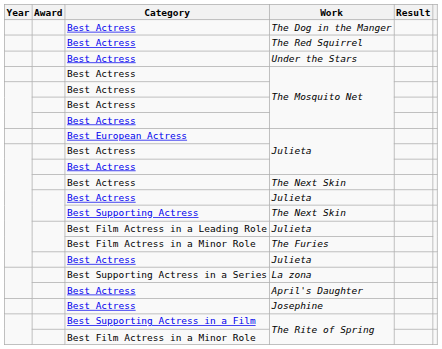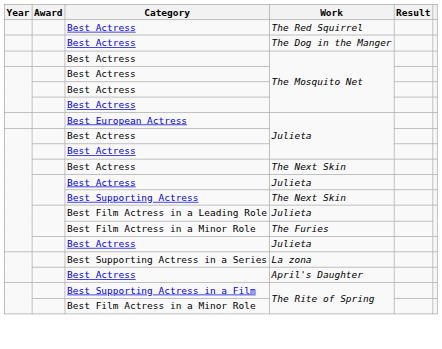rows swapped: (101, 43) <-> (101, 28)
- row: (101, 58)
- row: (101, 306)
